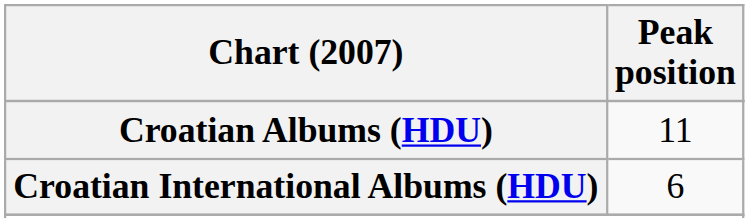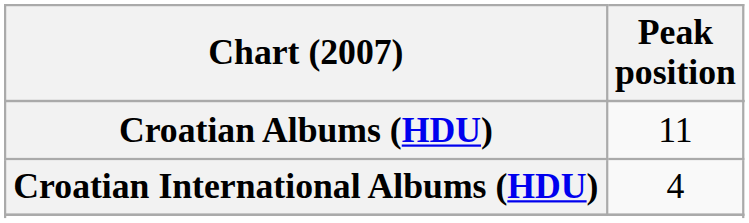(675, 186) 6 -> (675, 186) 4
